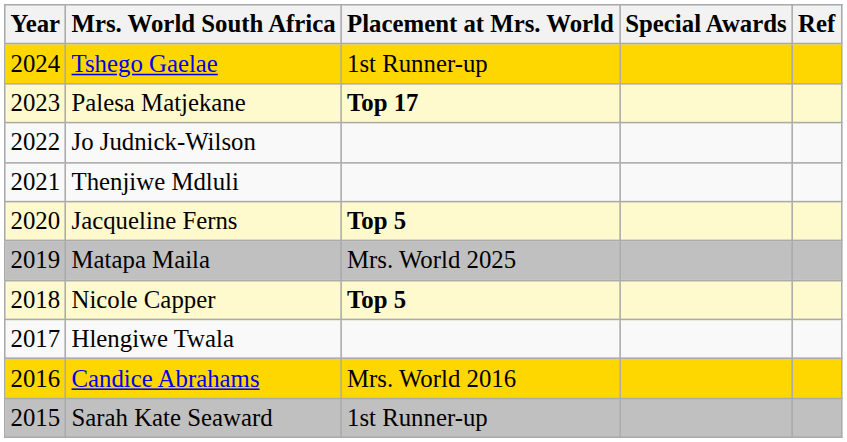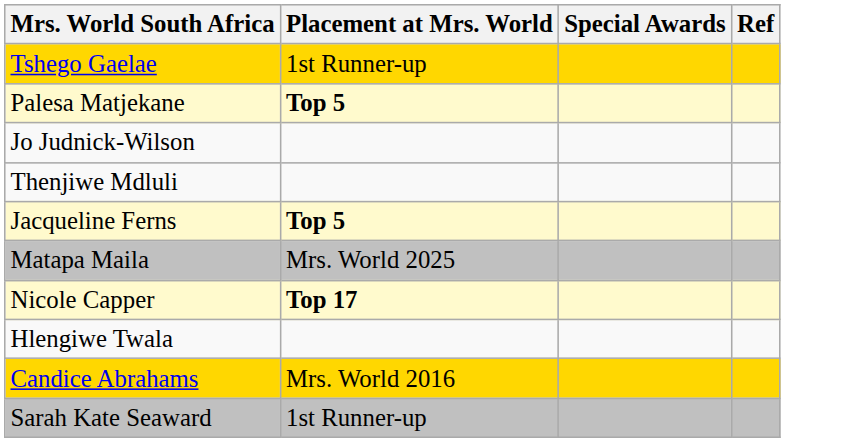- column: (35, 24)
(383, 102) Top 17 -> (316, 102) Top 5
(377, 299) Top 5 -> (322, 299) Top 17
